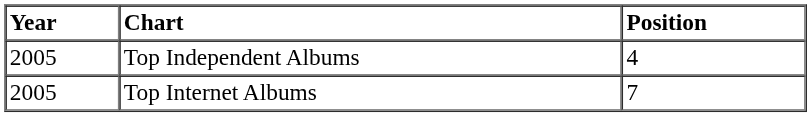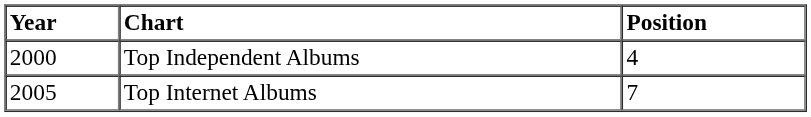(33, 57) 2005 -> (33, 57) 2000
